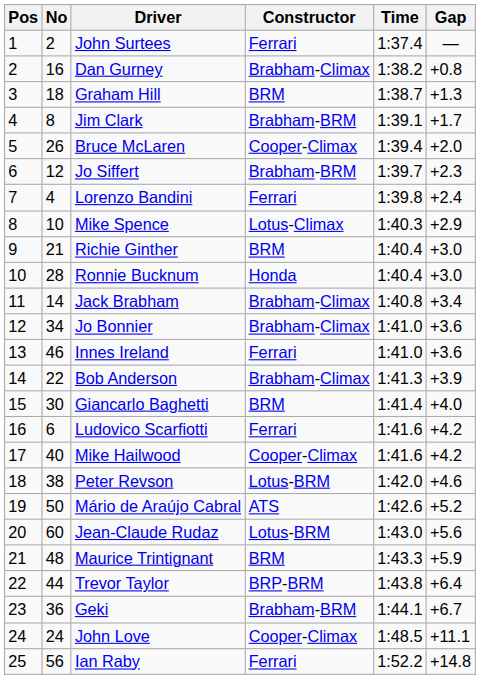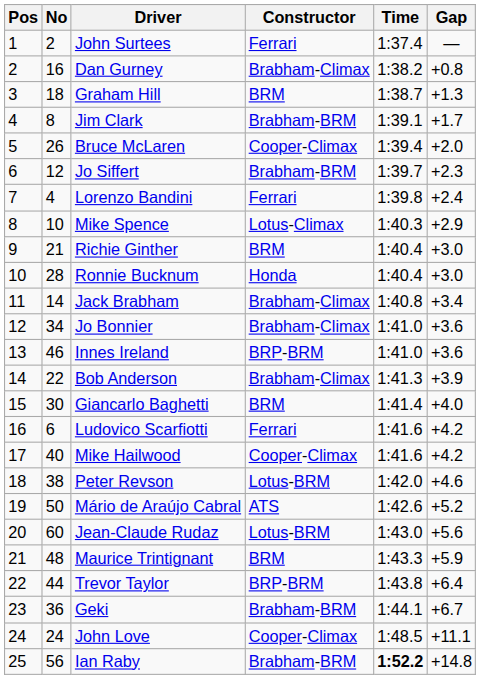(273, 352) Ferrari -> (286, 352) BRP-BRM
(273, 661) Ferrari -> (302, 661) Brabham-BRM
(400, 661) normal -> (400, 661) bold
